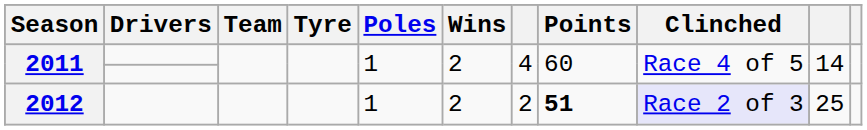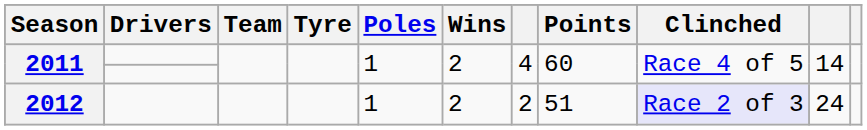(559, 104) bold -> (559, 104) normal
(830, 104) 25 -> (830, 104) 24
